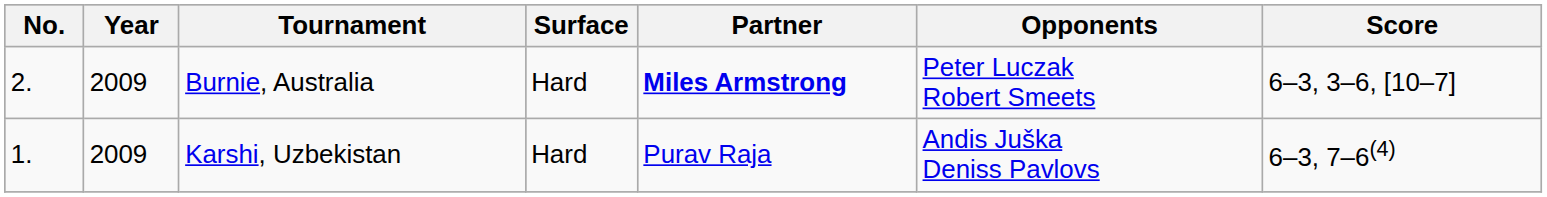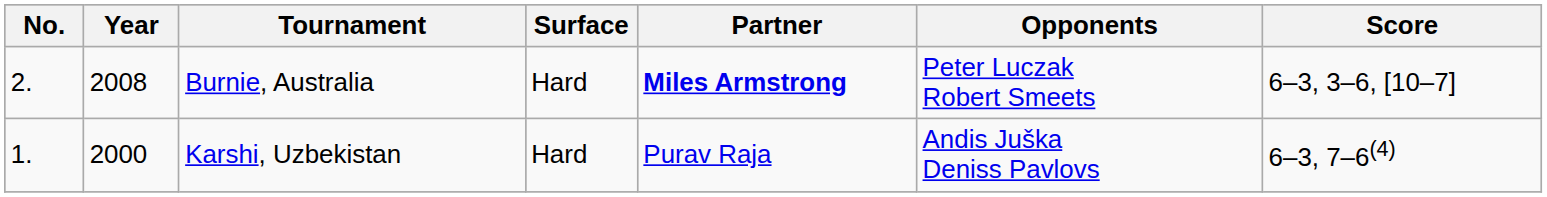(118, 82) 2009 -> (118, 82) 2008
(118, 154) 2009 -> (118, 154) 2000
